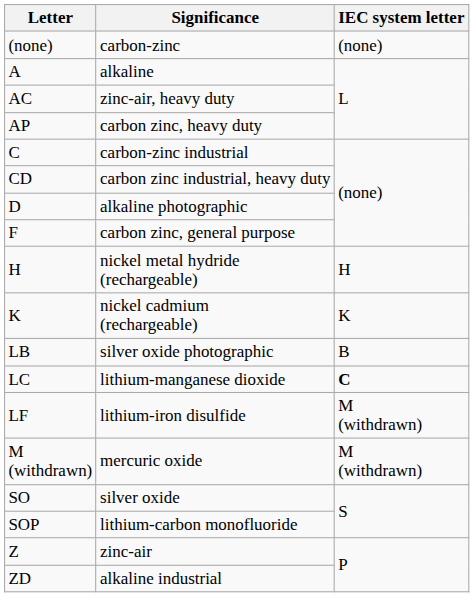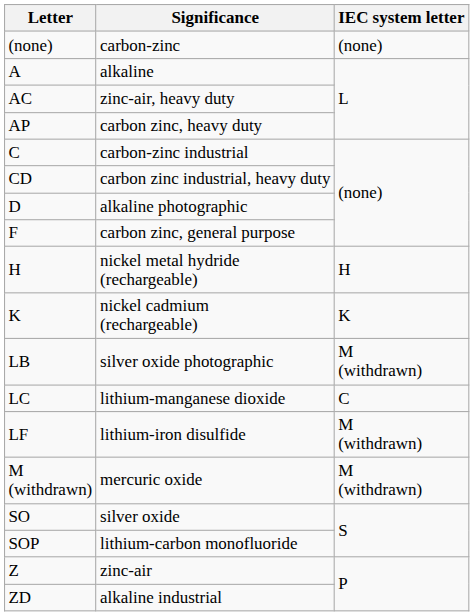(344, 351) B -> (380, 361) M (withdrawn)
(344, 378) bold -> (344, 397) normal
